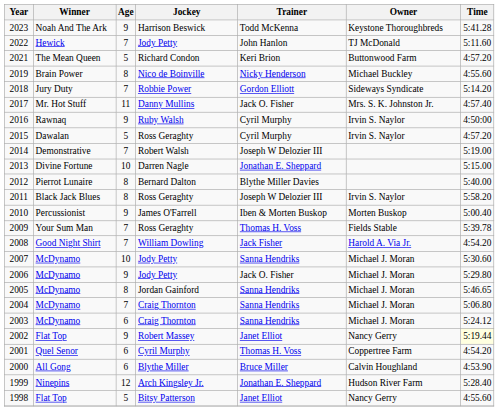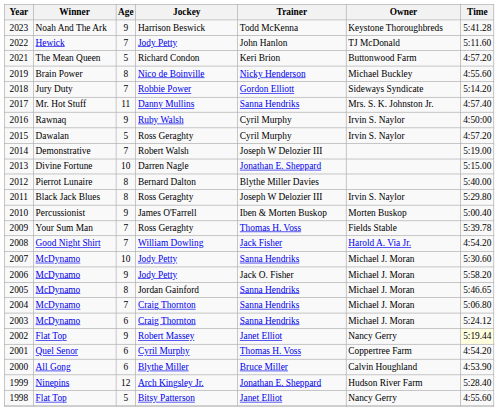(267, 105) Jack O. Fisher -> (270, 105) Sanna Hendriks
(477, 197) 5:58.20 -> (477, 197) 5:29.80
(477, 275) 5:29.80 -> (477, 275) 5:58.20
